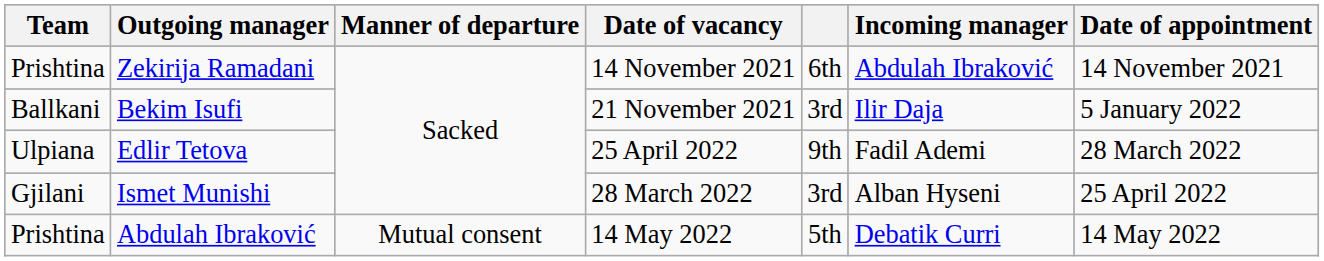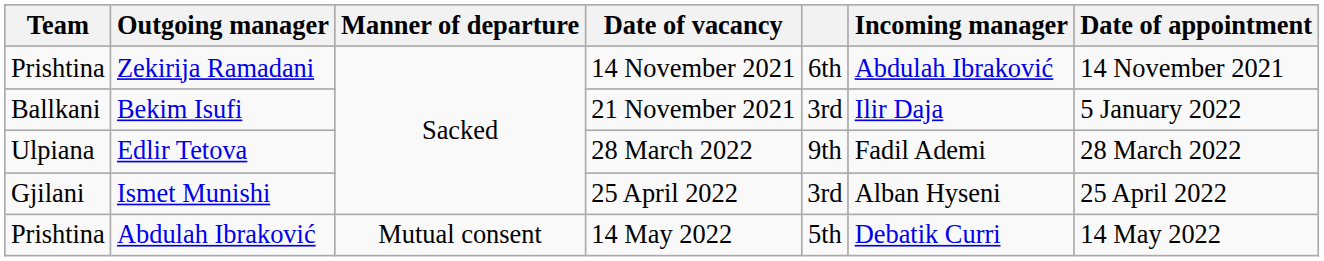(665, 151) 25 April 2022 -> (672, 151) 28 March 2022
(672, 192) 28 March 2022 -> (665, 192) 25 April 2022
